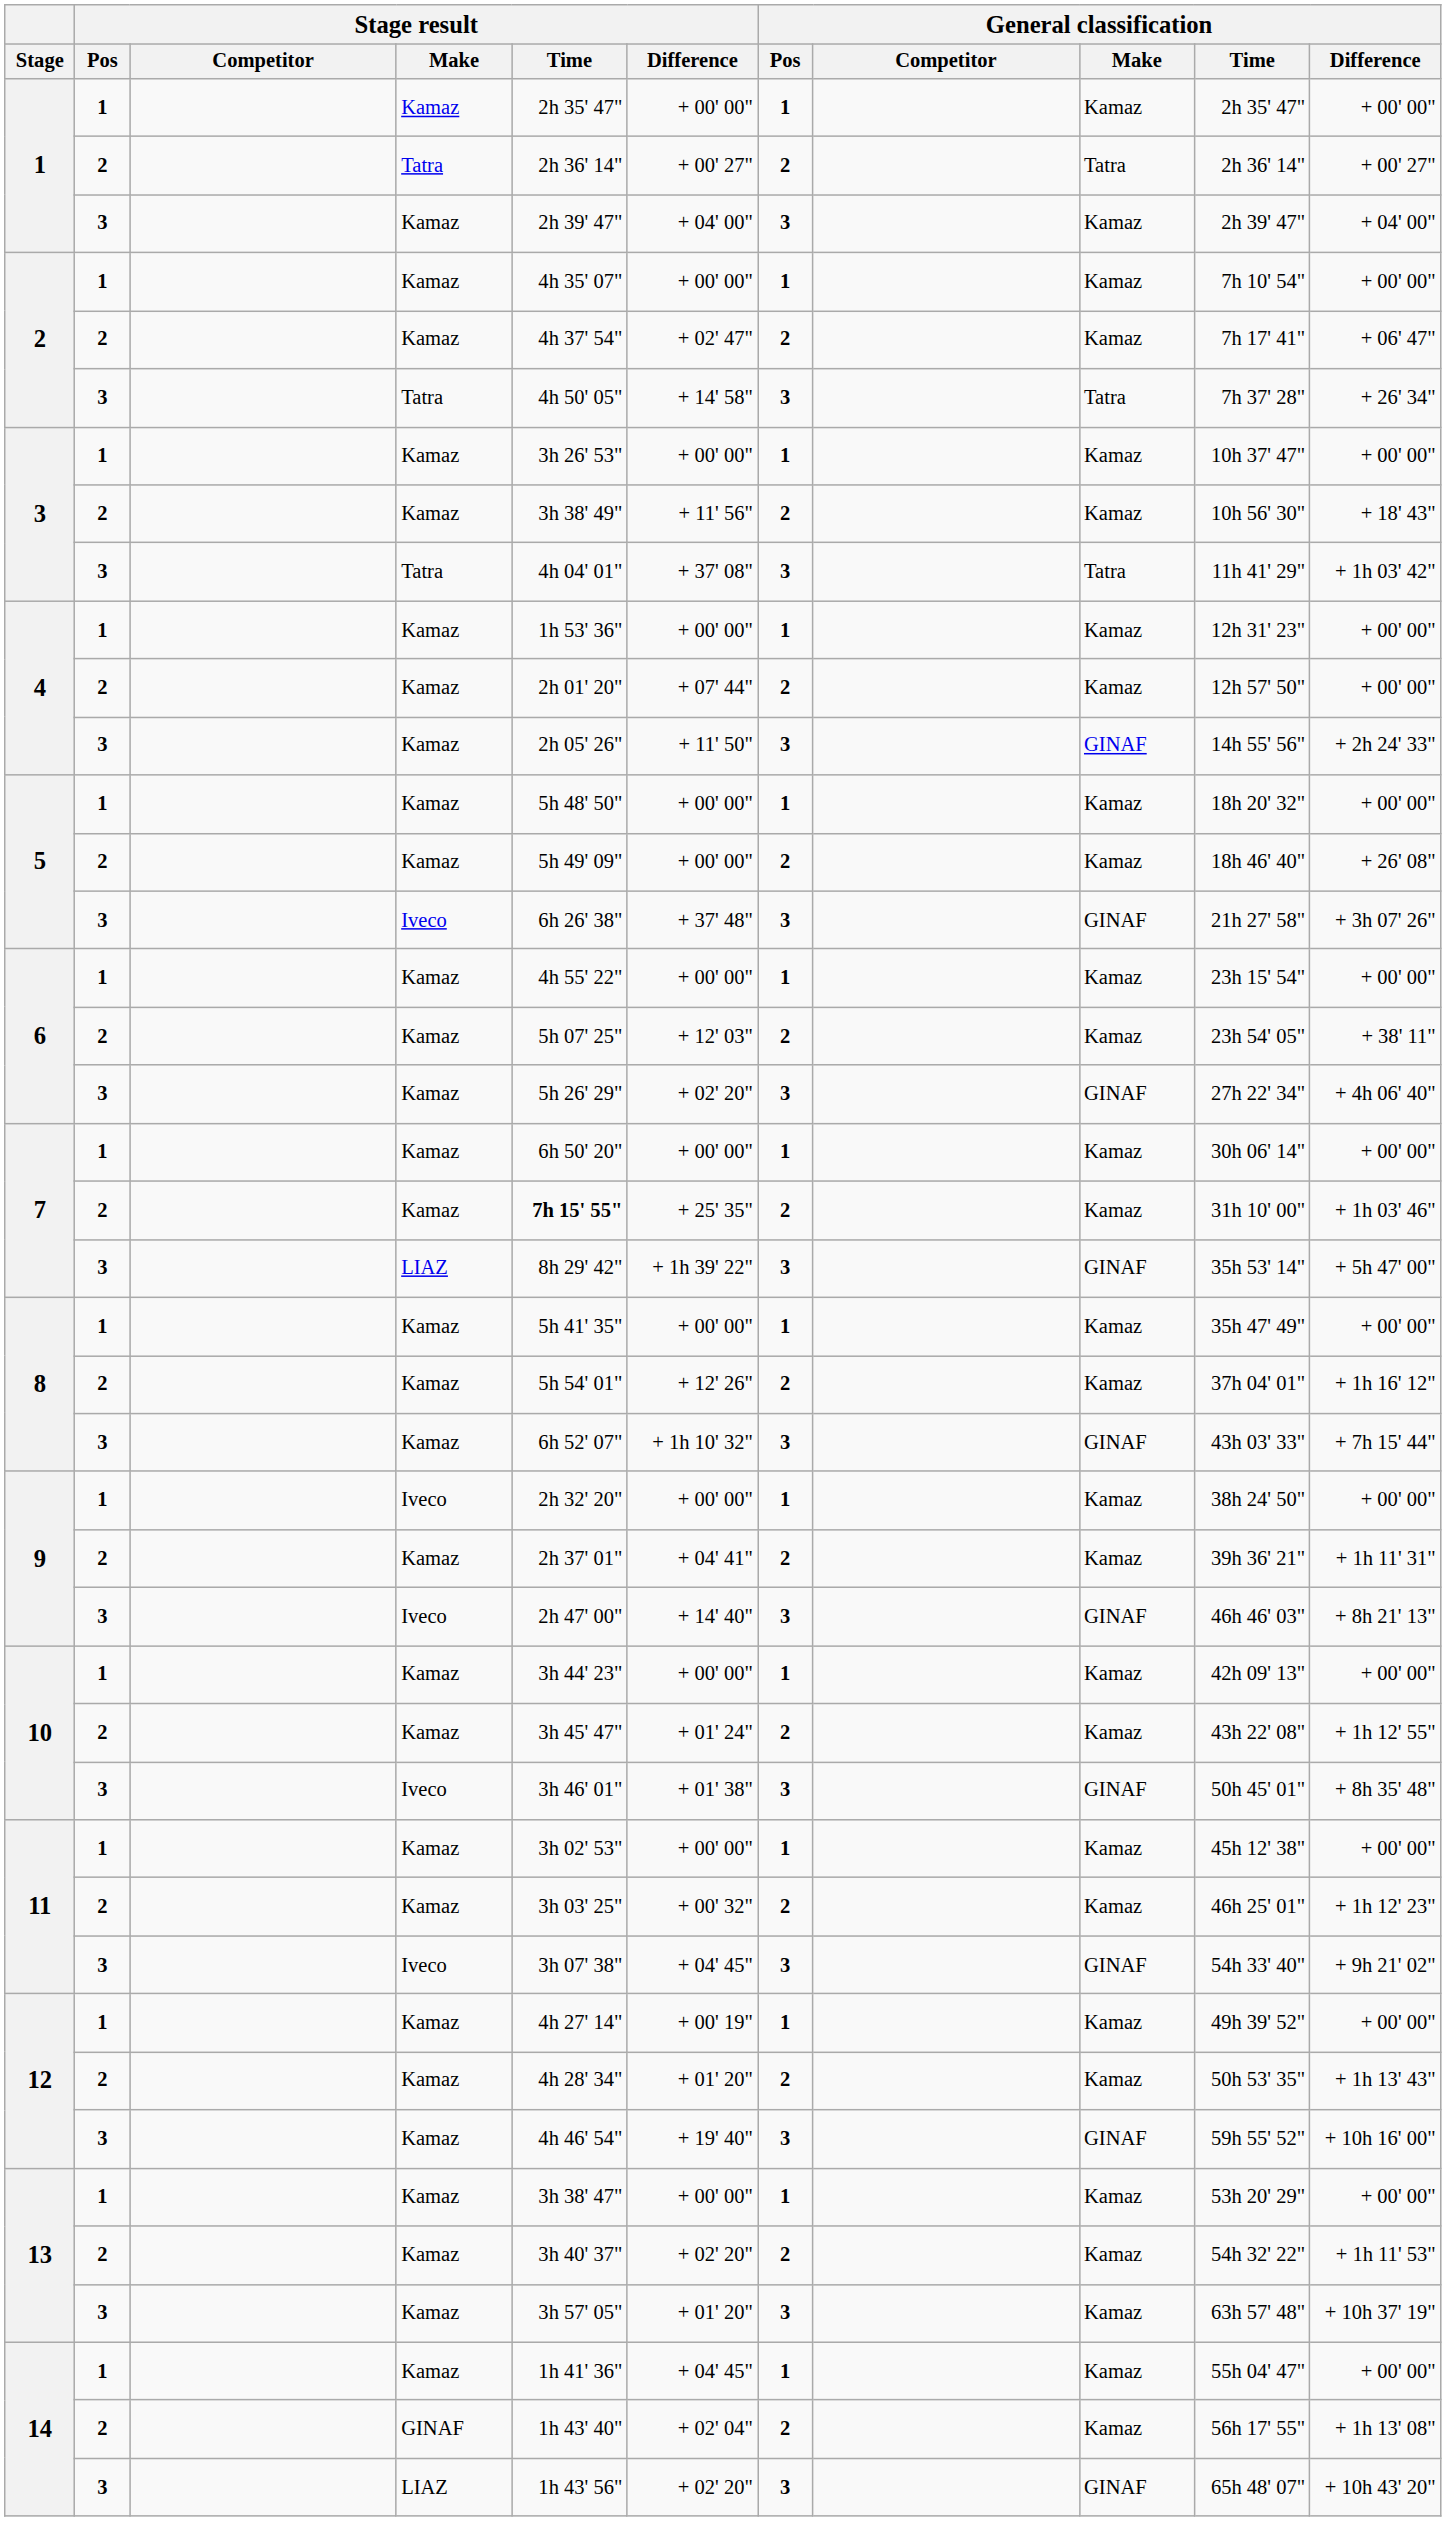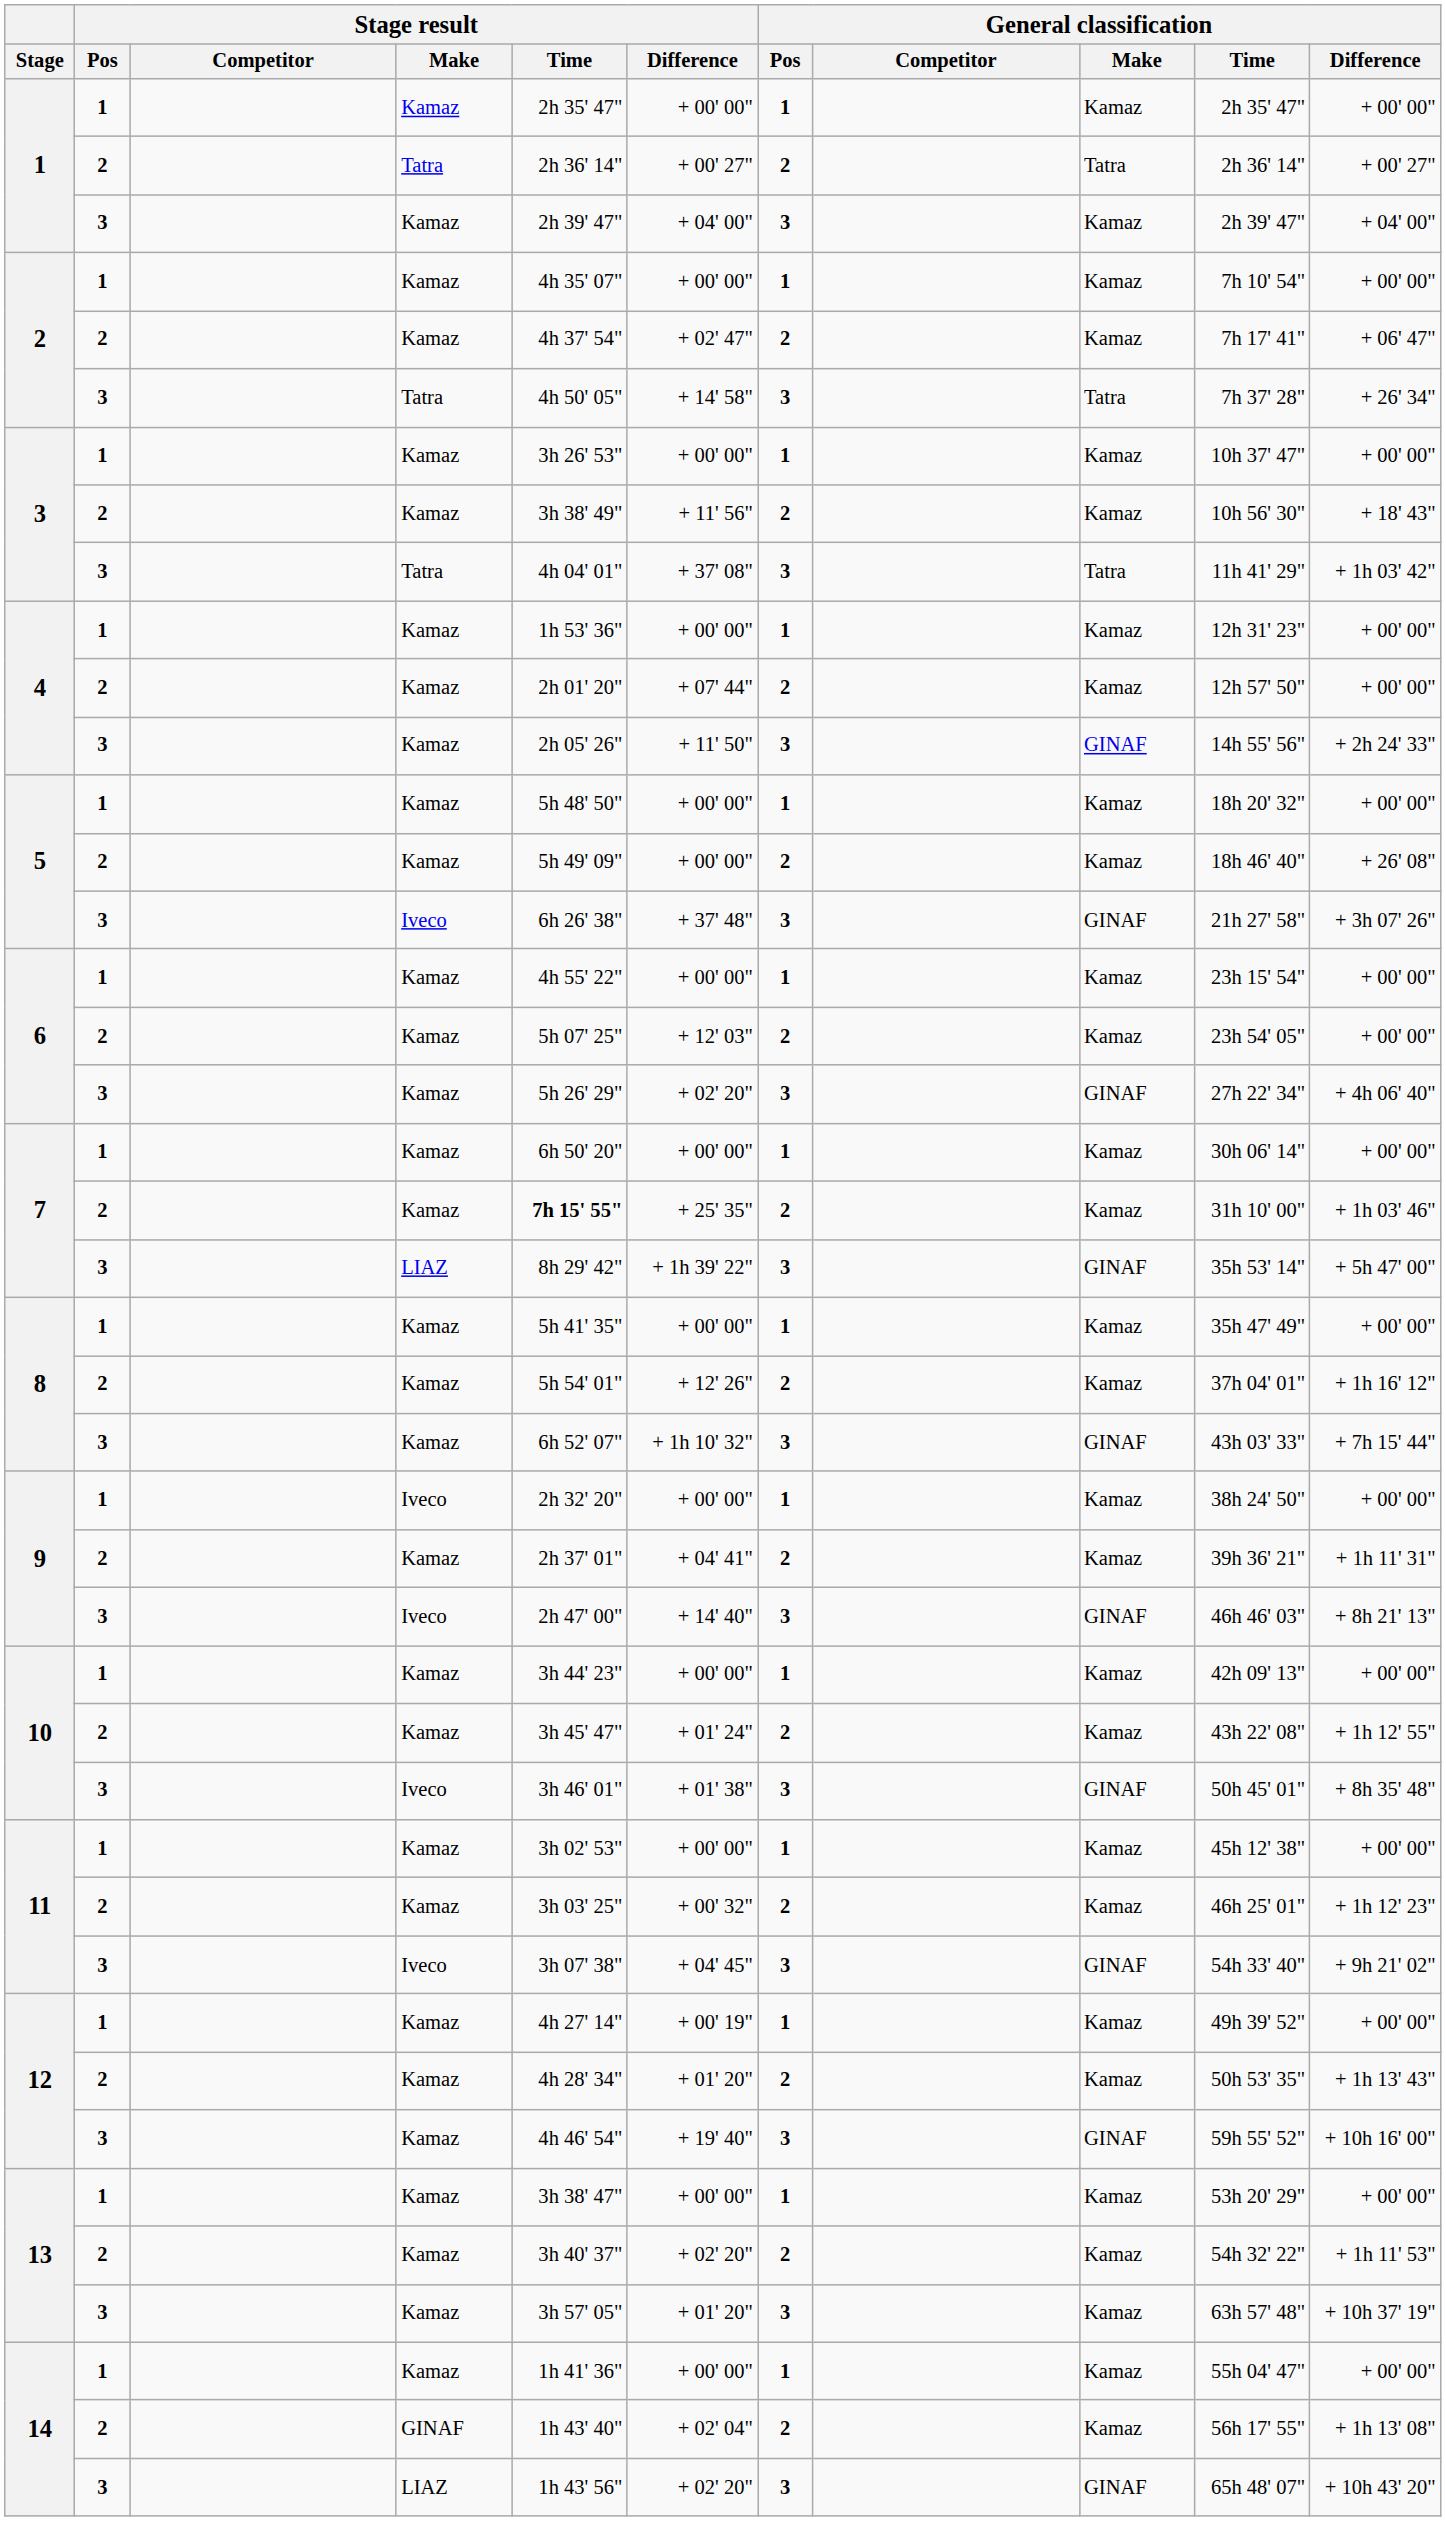(1399, 1035) + 38' 11" -> (1398, 1035) + 00' 00"
(715, 2370) + 04' 45" -> (715, 2370) + 00' 00"
